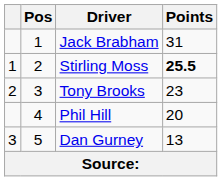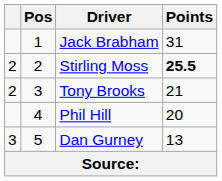(12, 66) 1 -> (12, 66) 2
(174, 91) 23 -> (174, 91) 21
